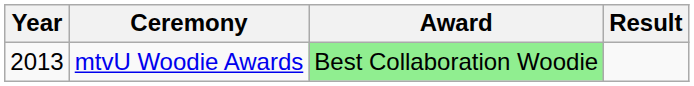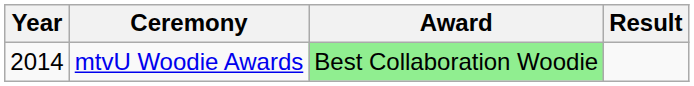(37, 61) 2013 -> (37, 61) 2014
